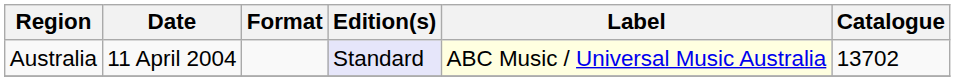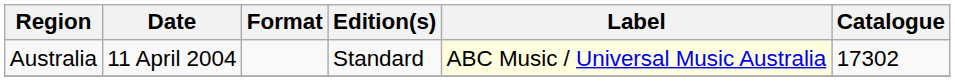(378, 57) lavender background -> (378, 57) no background
(868, 57) 13702 -> (868, 57) 17302
